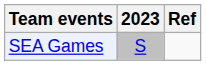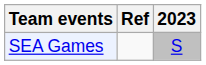columns swapped: (140, 19) <-> (182, 19)
